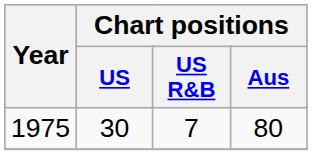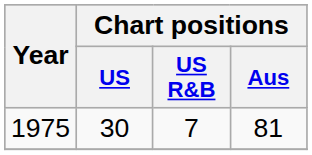(268, 127) 80 -> (268, 127) 81
